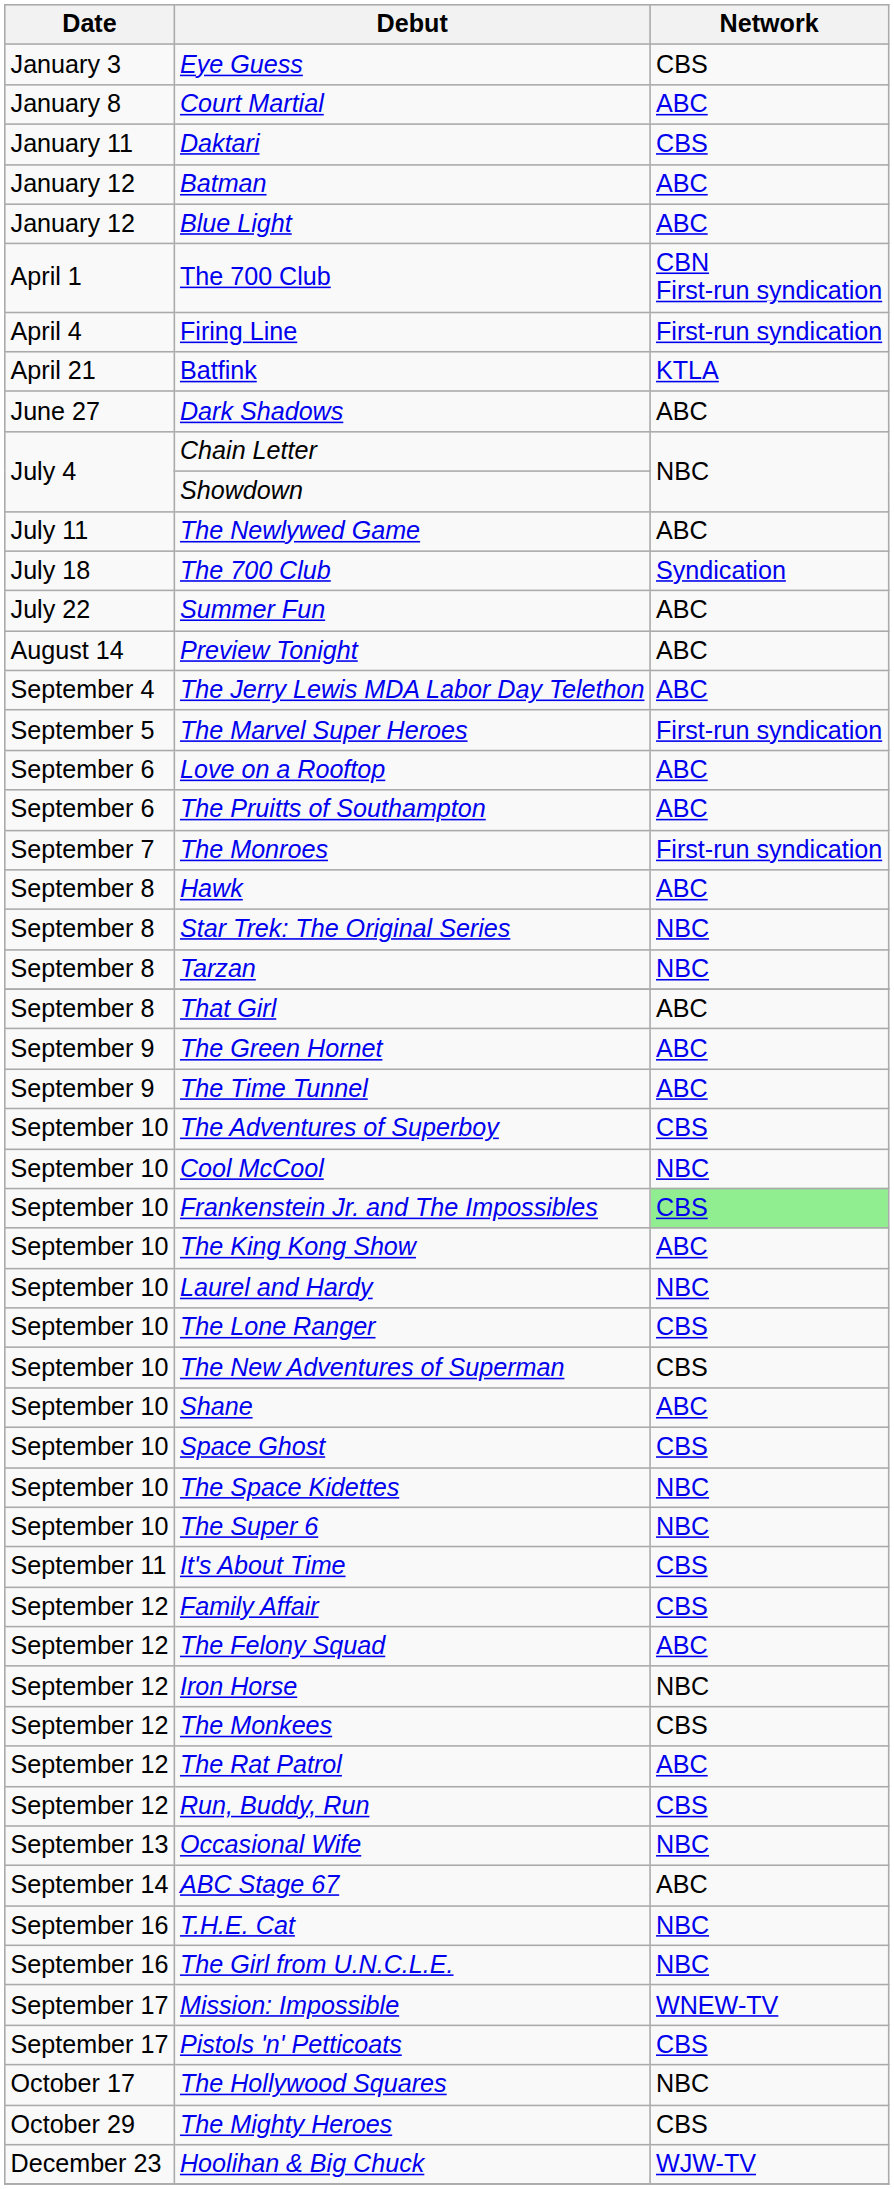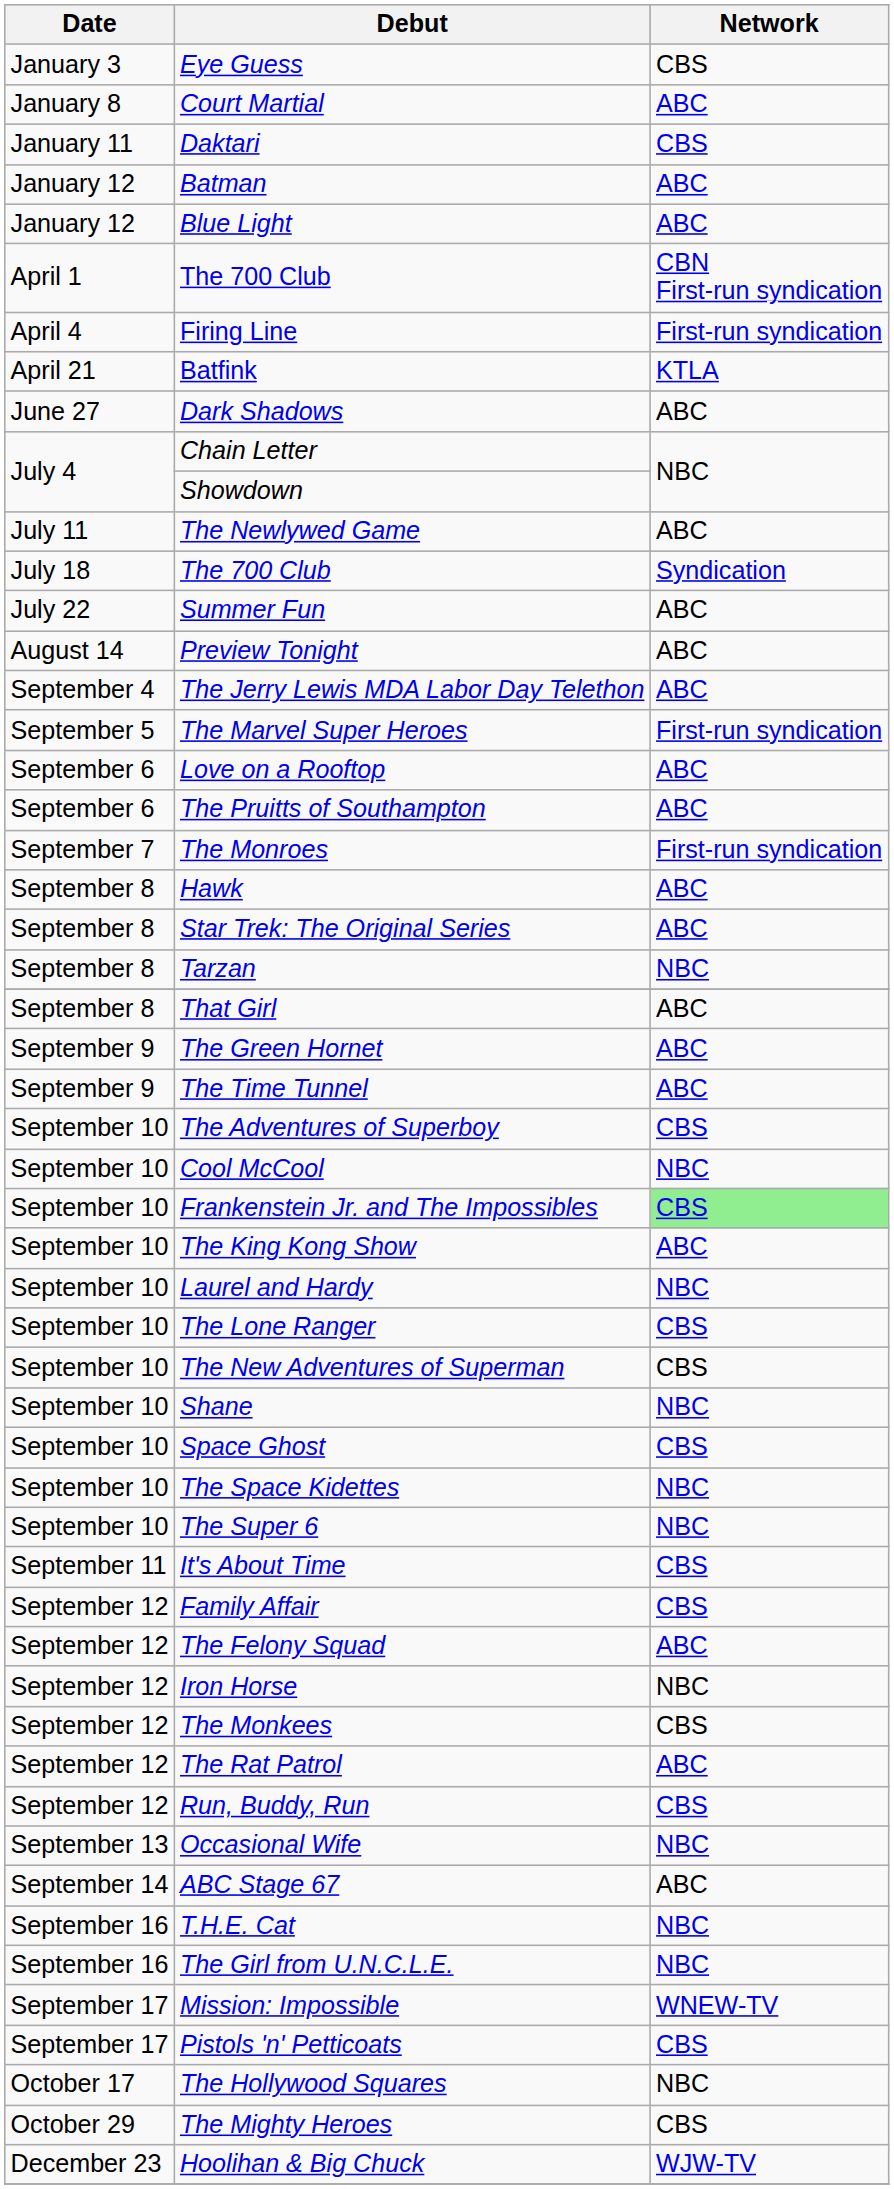(683, 929) NBC -> (682, 929) ABC
(682, 1407) ABC -> (683, 1407) NBC
